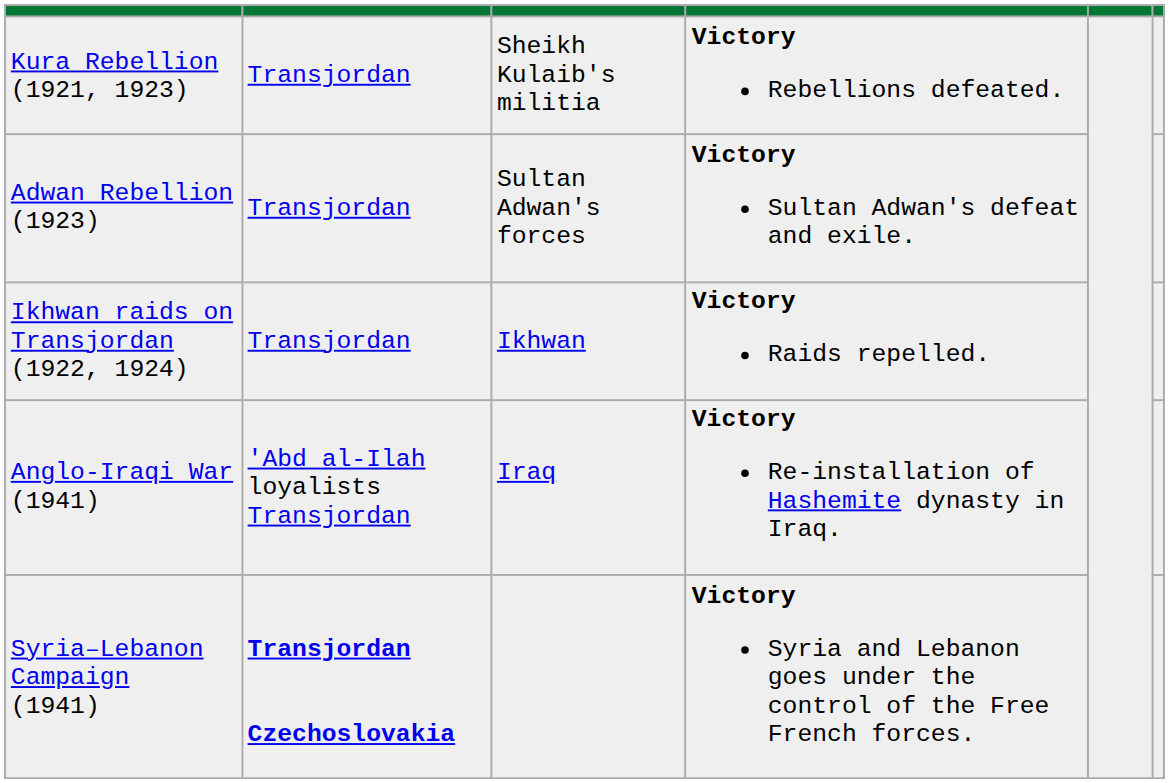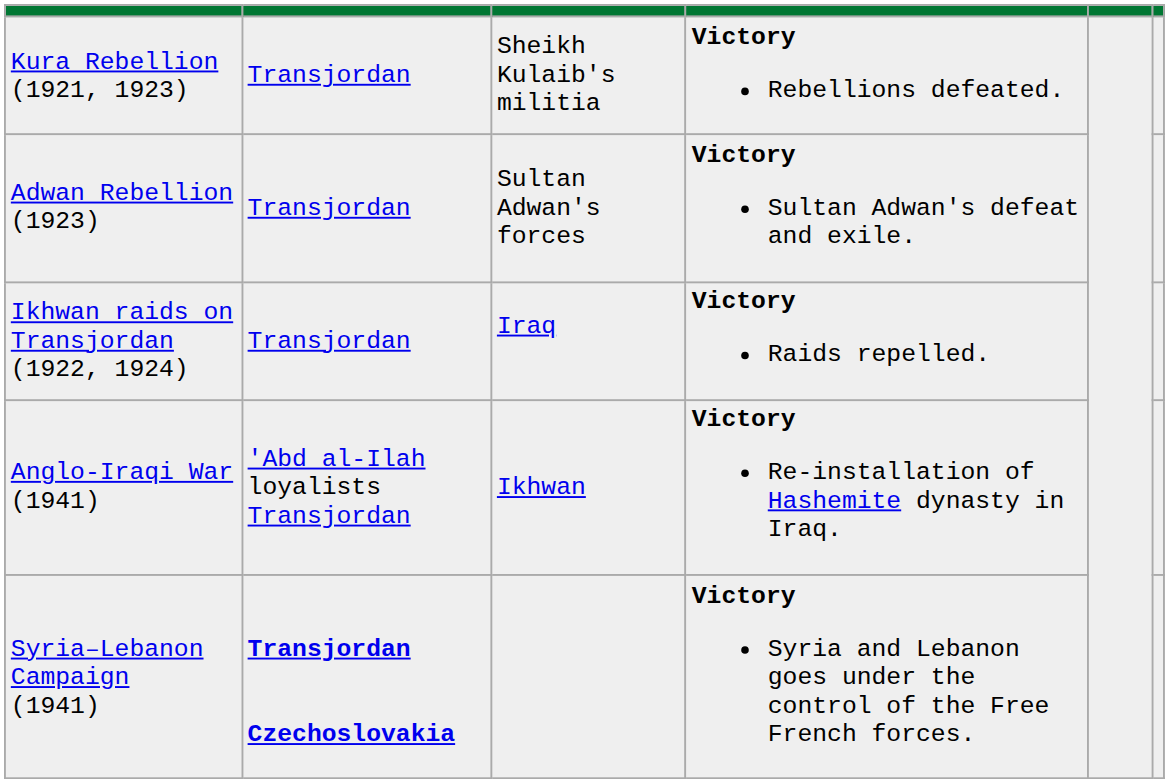(541, 341) Ikhwan -> (527, 326) Iraq
(527, 473) Iraq -> (541, 487) Ikhwan
